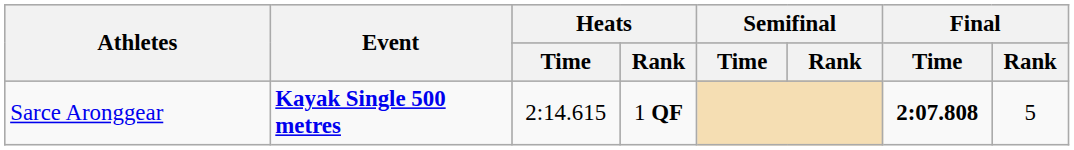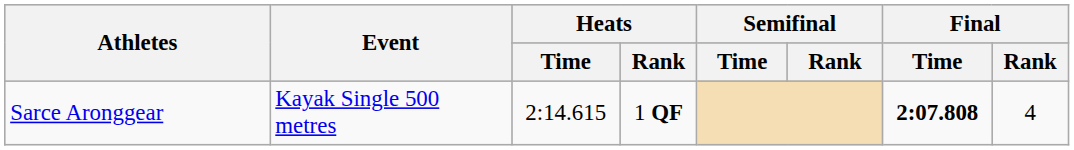(360, 112) bold -> (357, 112) normal
(1030, 112) 5 -> (1030, 112) 4
